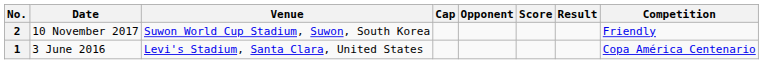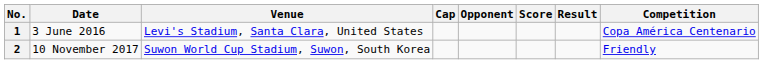rows swapped: (17, 49) <-> (17, 31)
